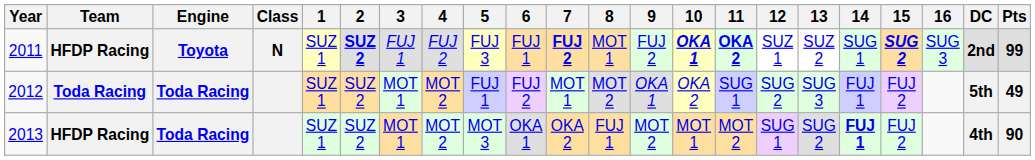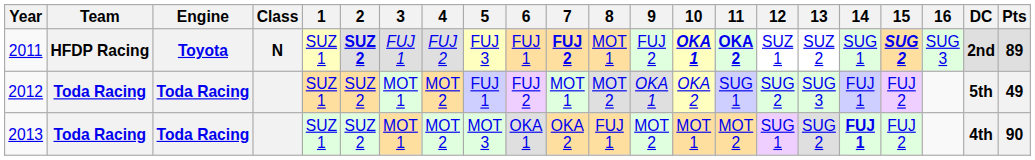(1015, 50) 99 -> (1015, 50) 89
(100, 134) HFDP Racing -> (100, 134) Toda Racing
